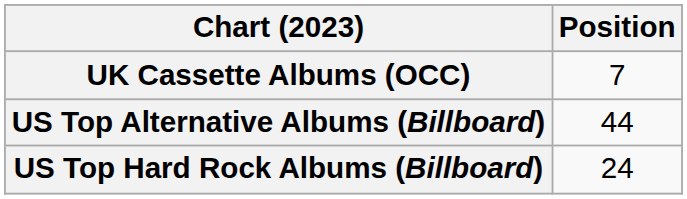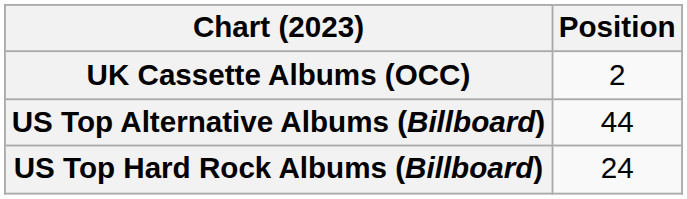(617, 74) 7 -> (617, 74) 2
